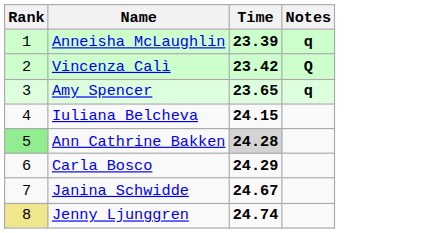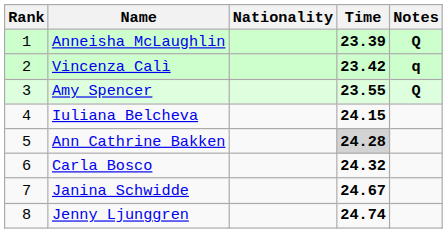+ column: (283, 17)
(308, 42) q -> (416, 42) Q
(308, 67) Q -> (416, 67) q
(255, 91) 23.65 -> (363, 91) 23.55
(308, 91) q -> (416, 91) Q
(26, 141) lightgreen background -> (26, 141) no background
(255, 166) 24.29 -> (363, 166) 24.32
(26, 215) khaki background -> (26, 215) no background
